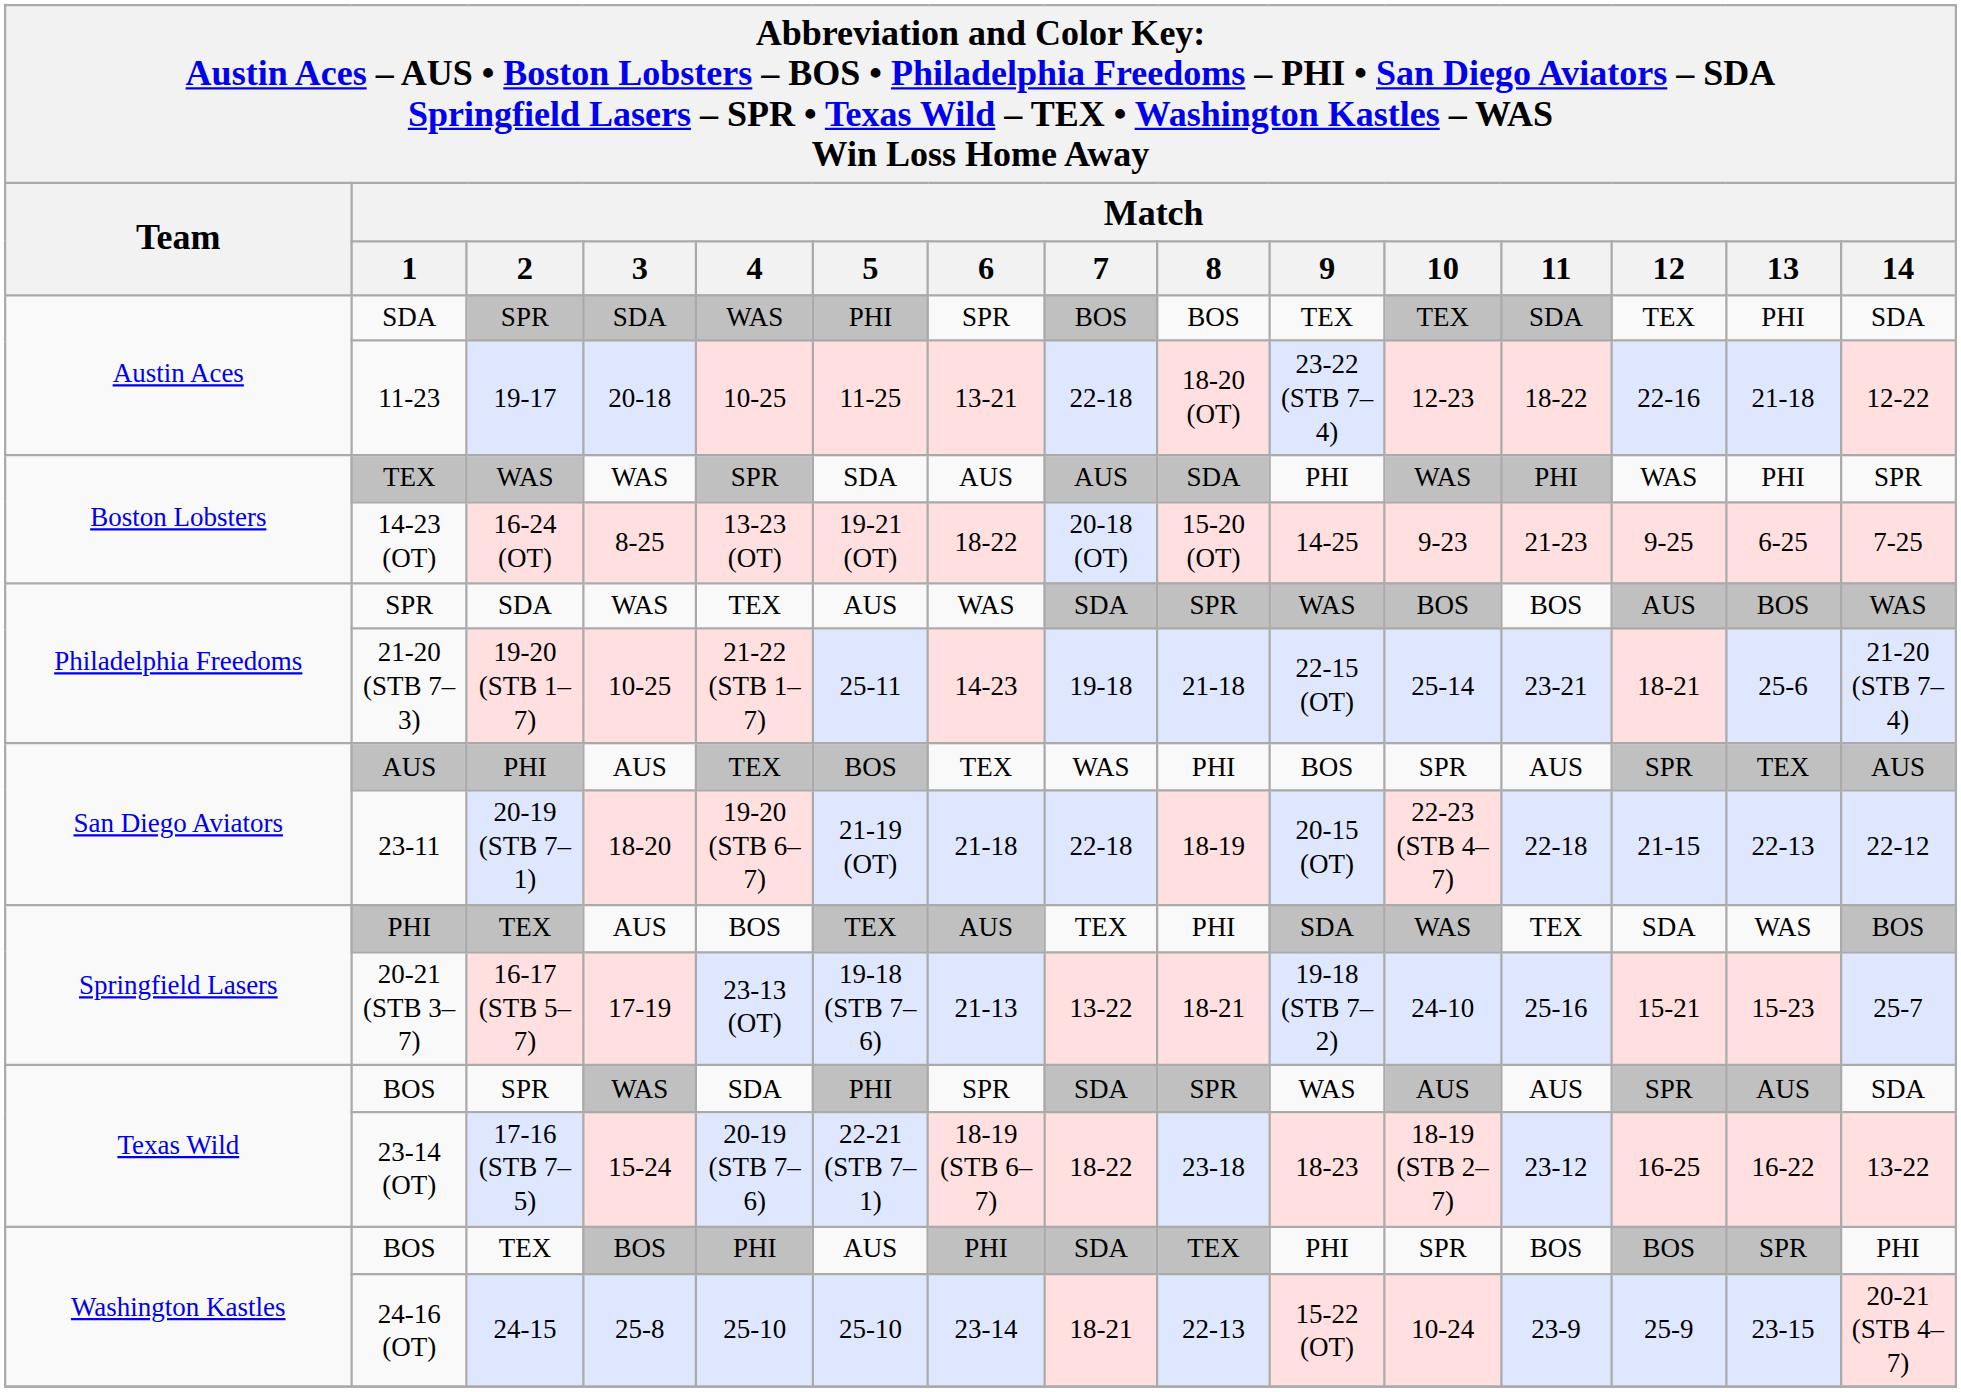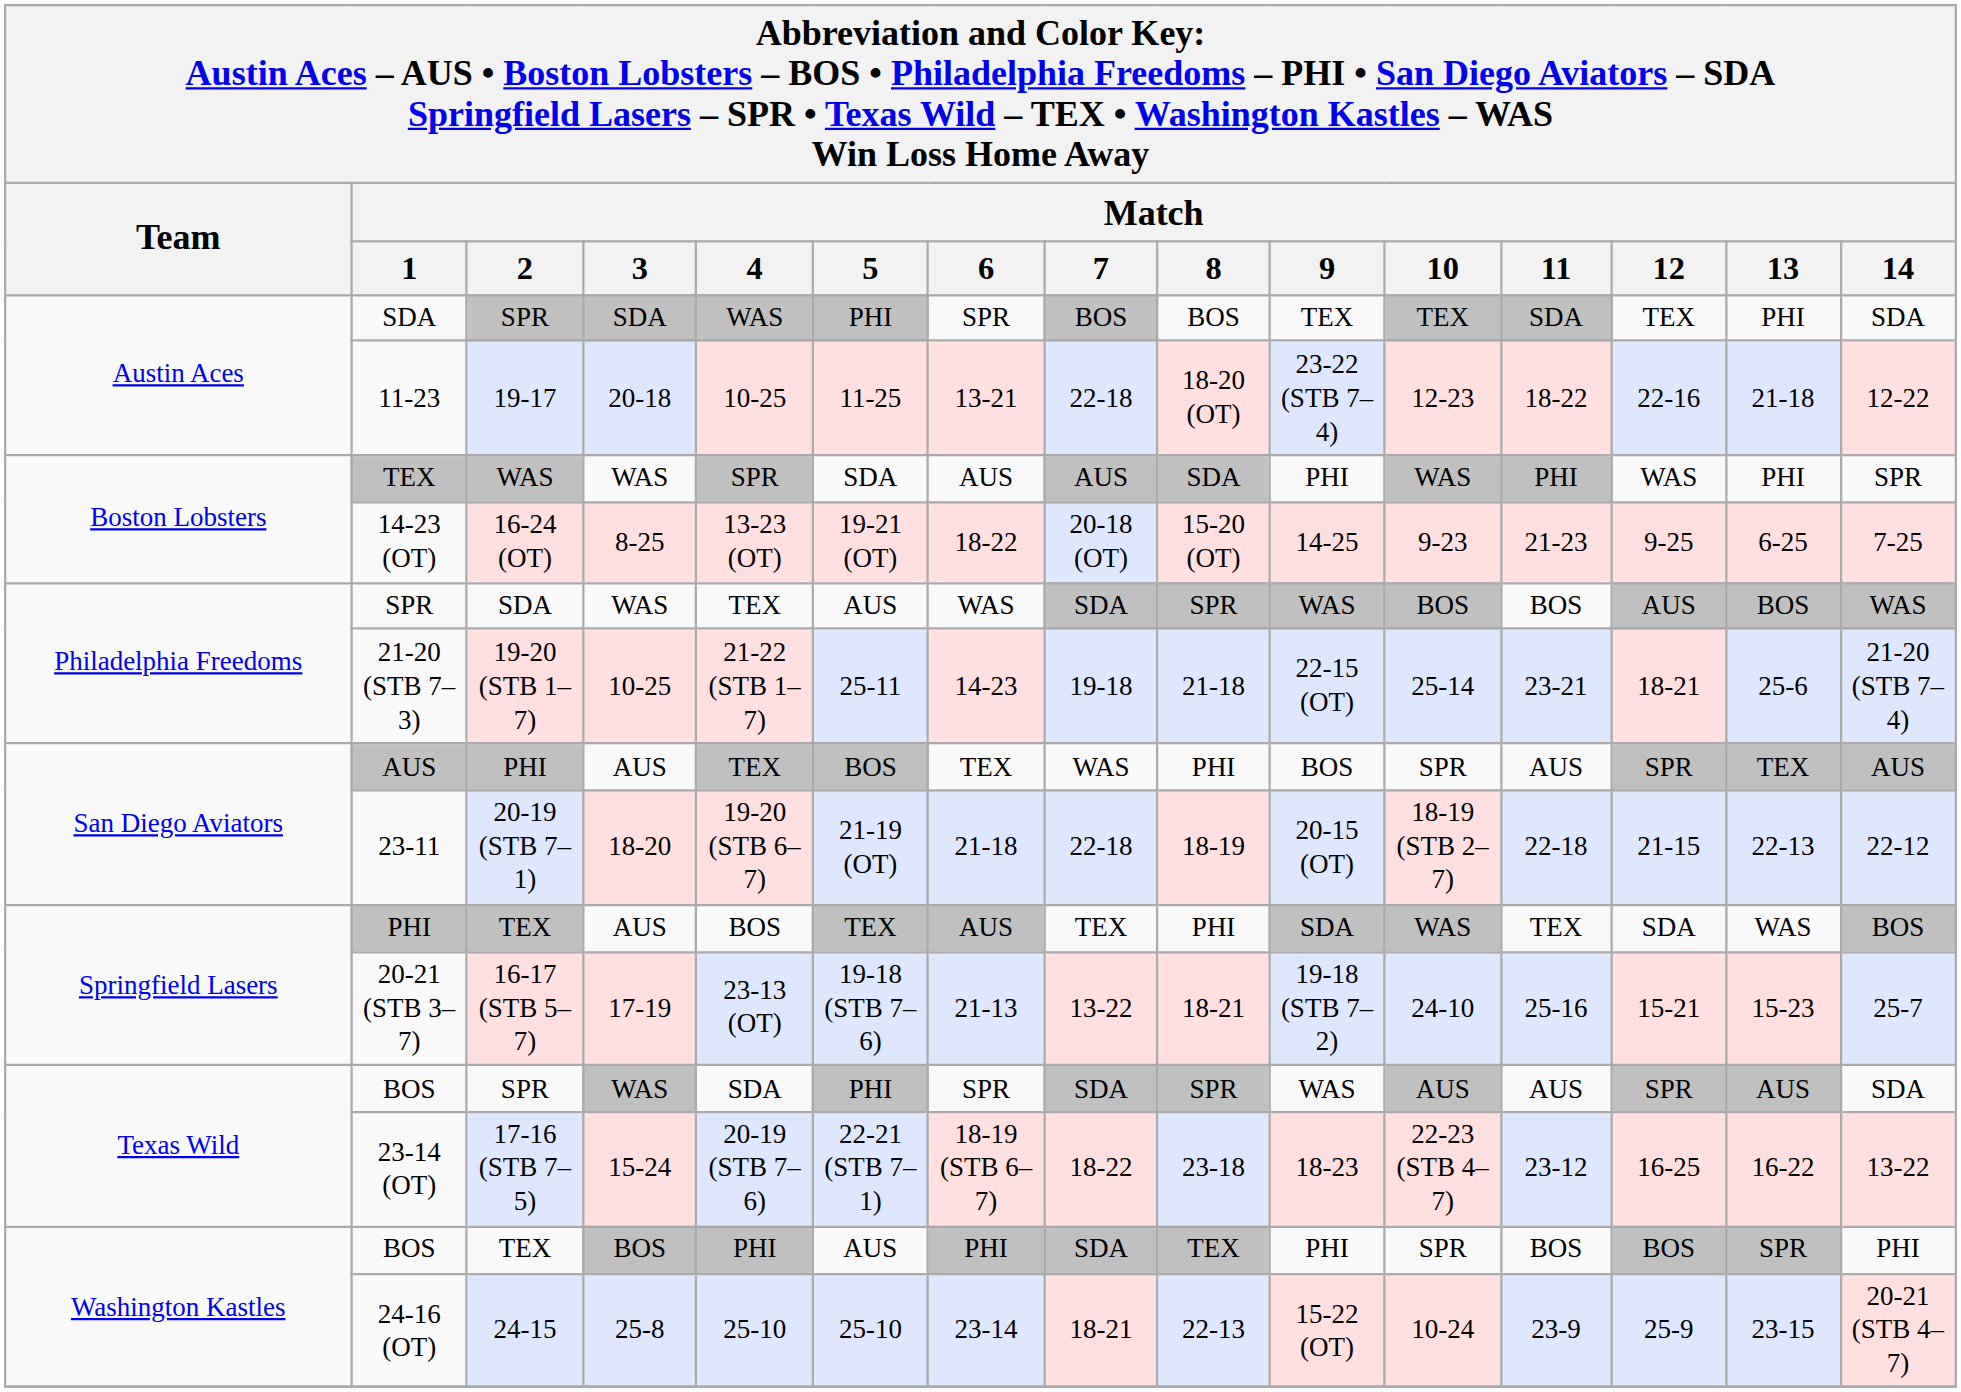(1443, 846) 22-23 (STB 4–7) -> (1443, 846) 18-19 (STB 2–7)
(1443, 1168) 18-19 (STB 2–7) -> (1443, 1168) 22-23 (STB 4–7)
